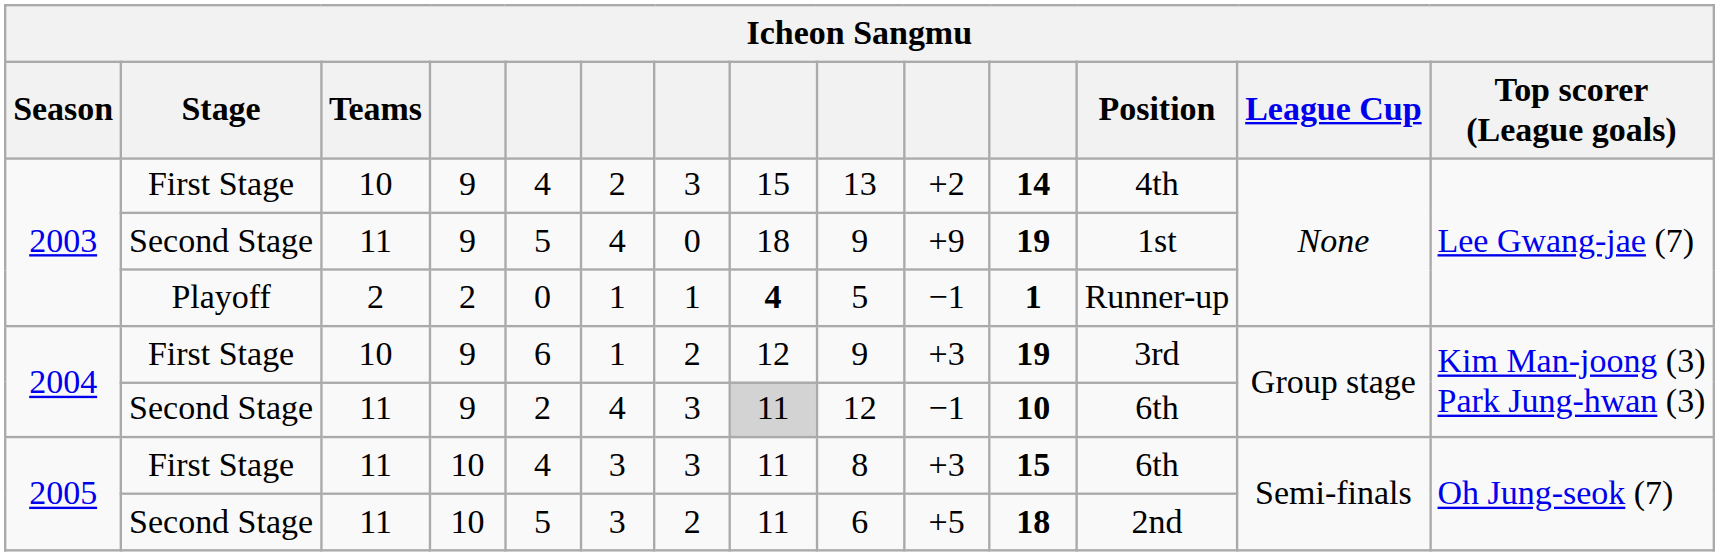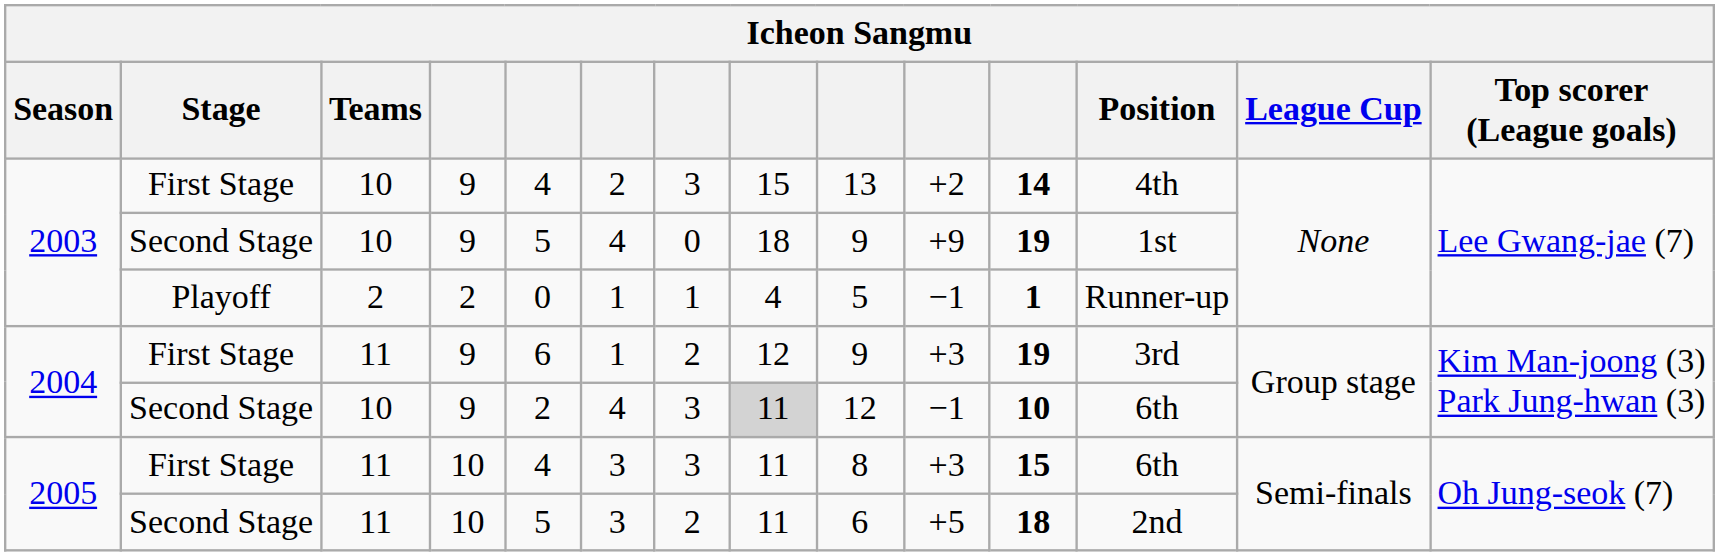(376, 241) 11 -> (376, 241) 10
(773, 297) bold -> (773, 297) normal
(376, 353) 10 -> (376, 353) 11
(376, 409) 11 -> (376, 409) 10
